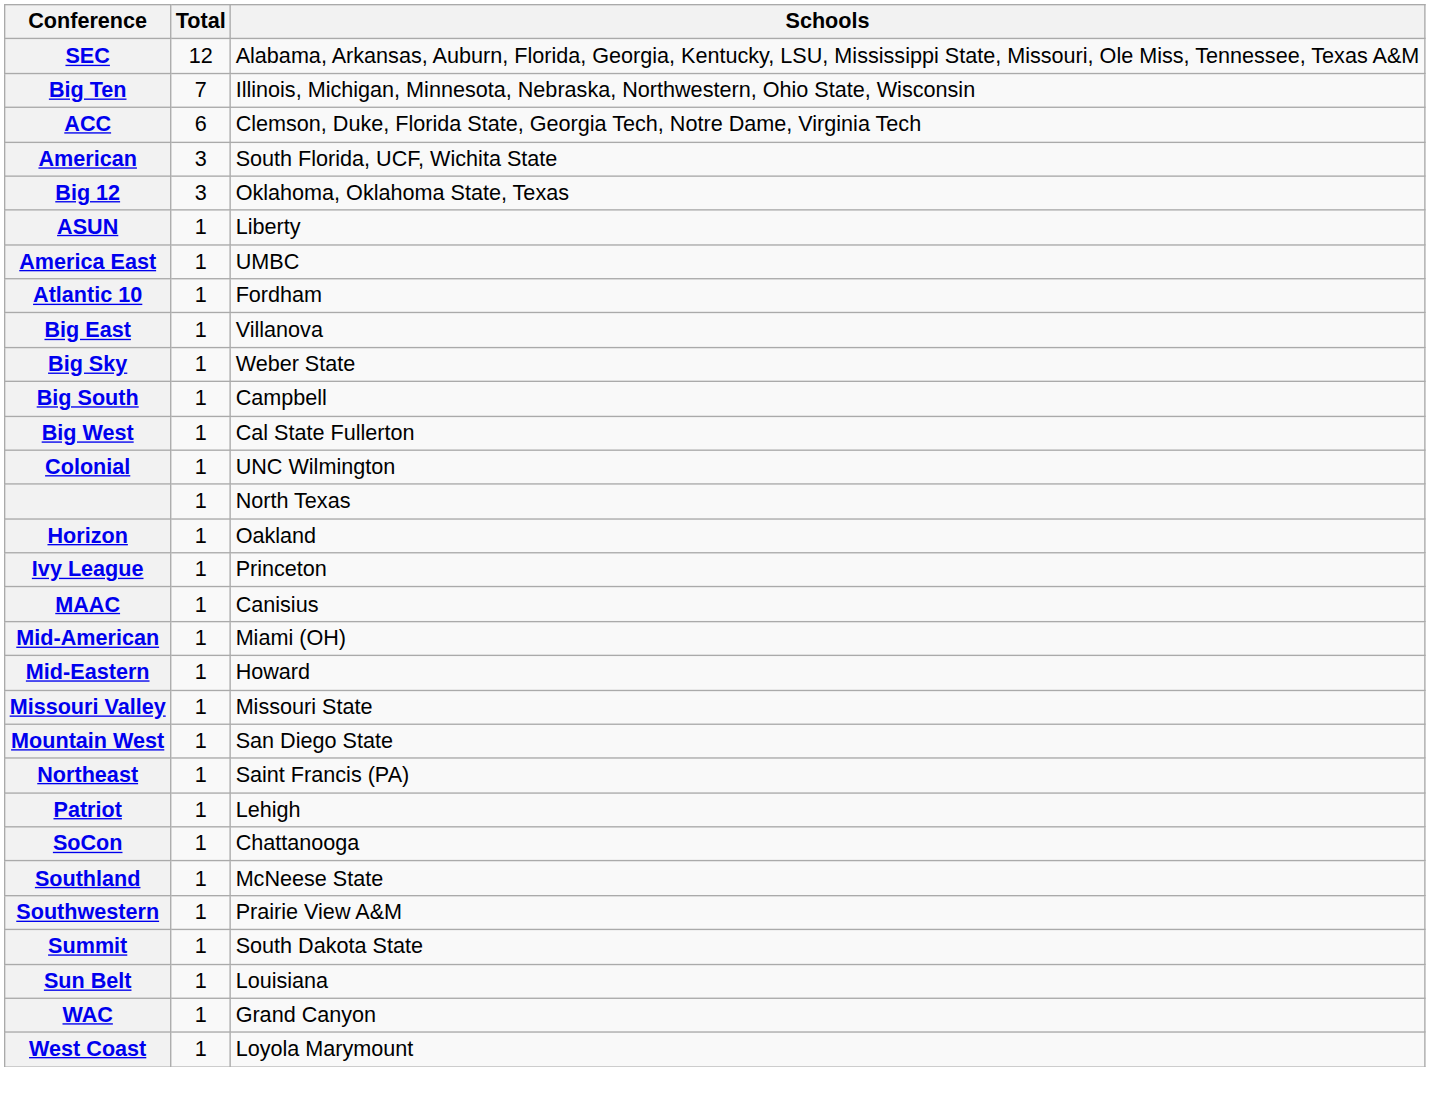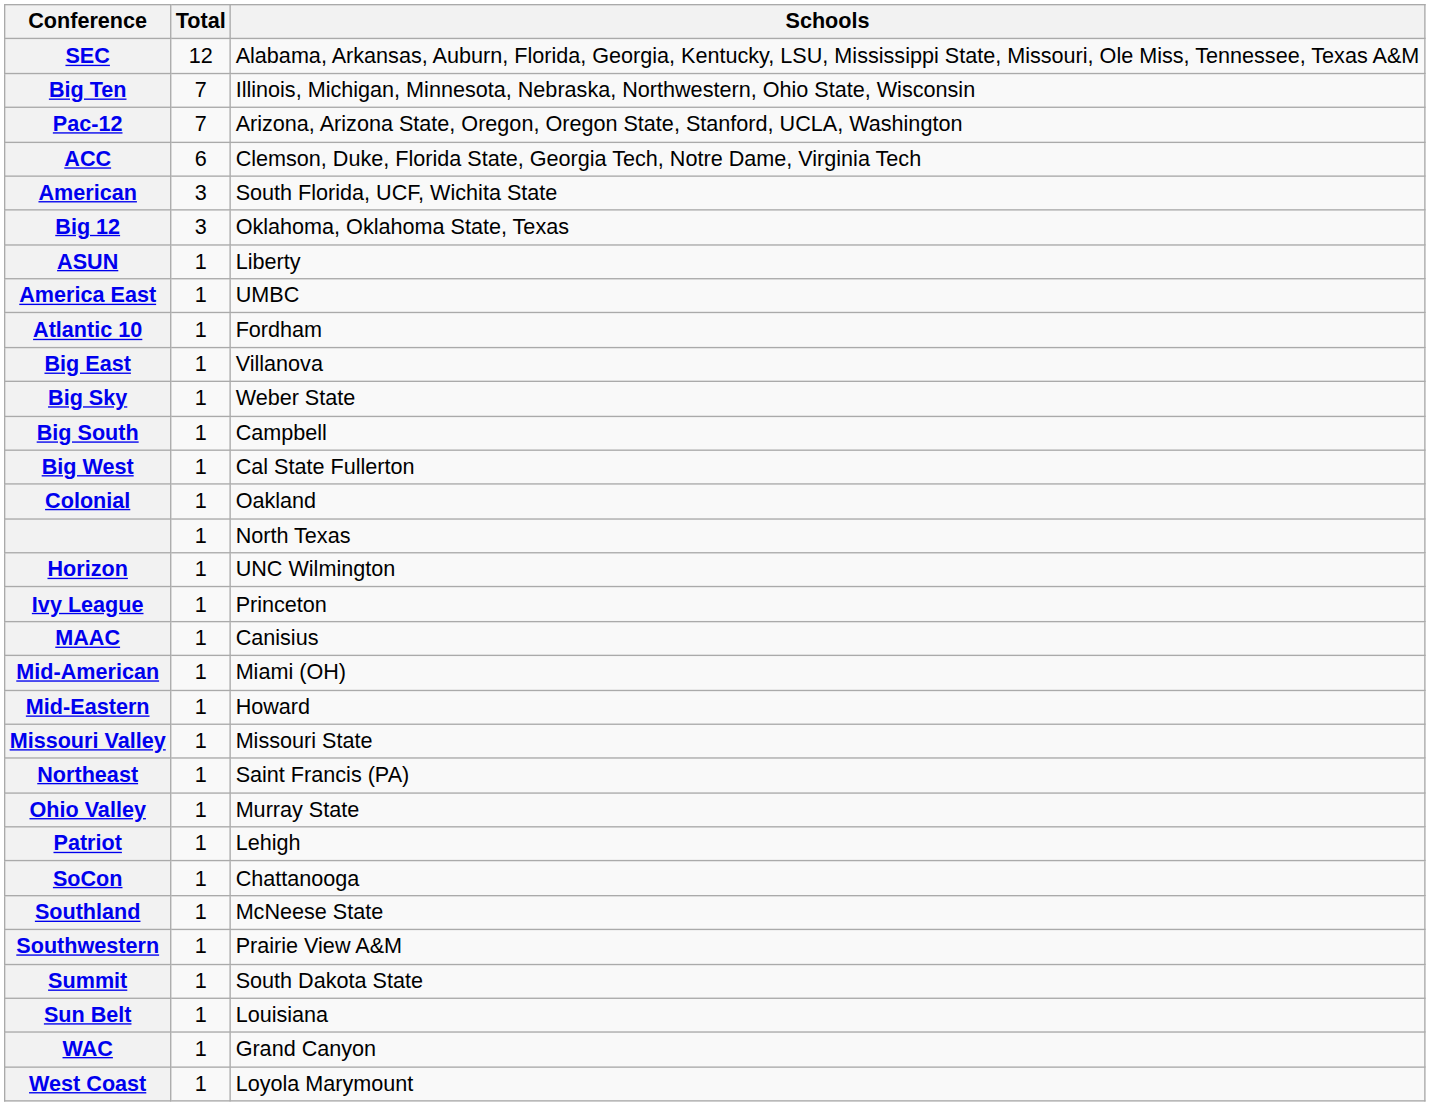+ row: (88, 124)
(315, 466) UNC Wilmington -> (276, 501) Oakland
(276, 535) Oakland -> (315, 569) UNC Wilmington
- row: (88, 741)
+ row: (88, 809)
